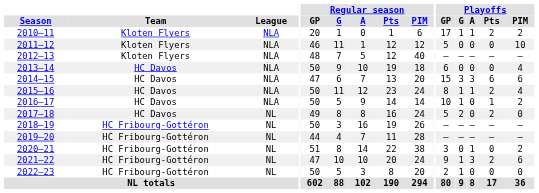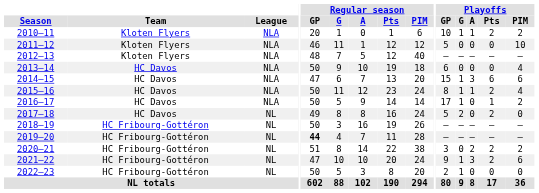(446, 33) 17 -> (446, 33) 10
(461, 79) 3 -> (461, 79) 1
(446, 102) 10 -> (446, 102) 17
(315, 137) normal -> (315, 137) bold
(472, 148) 1 -> (472, 148) 2
(492, 148) 0 -> (492, 148) 2
